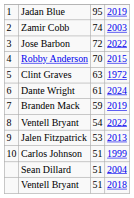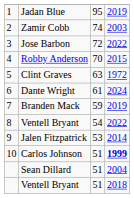(117, 138) 2013 -> (117, 138) 2014
(117, 153) normal -> (117, 153) bold
